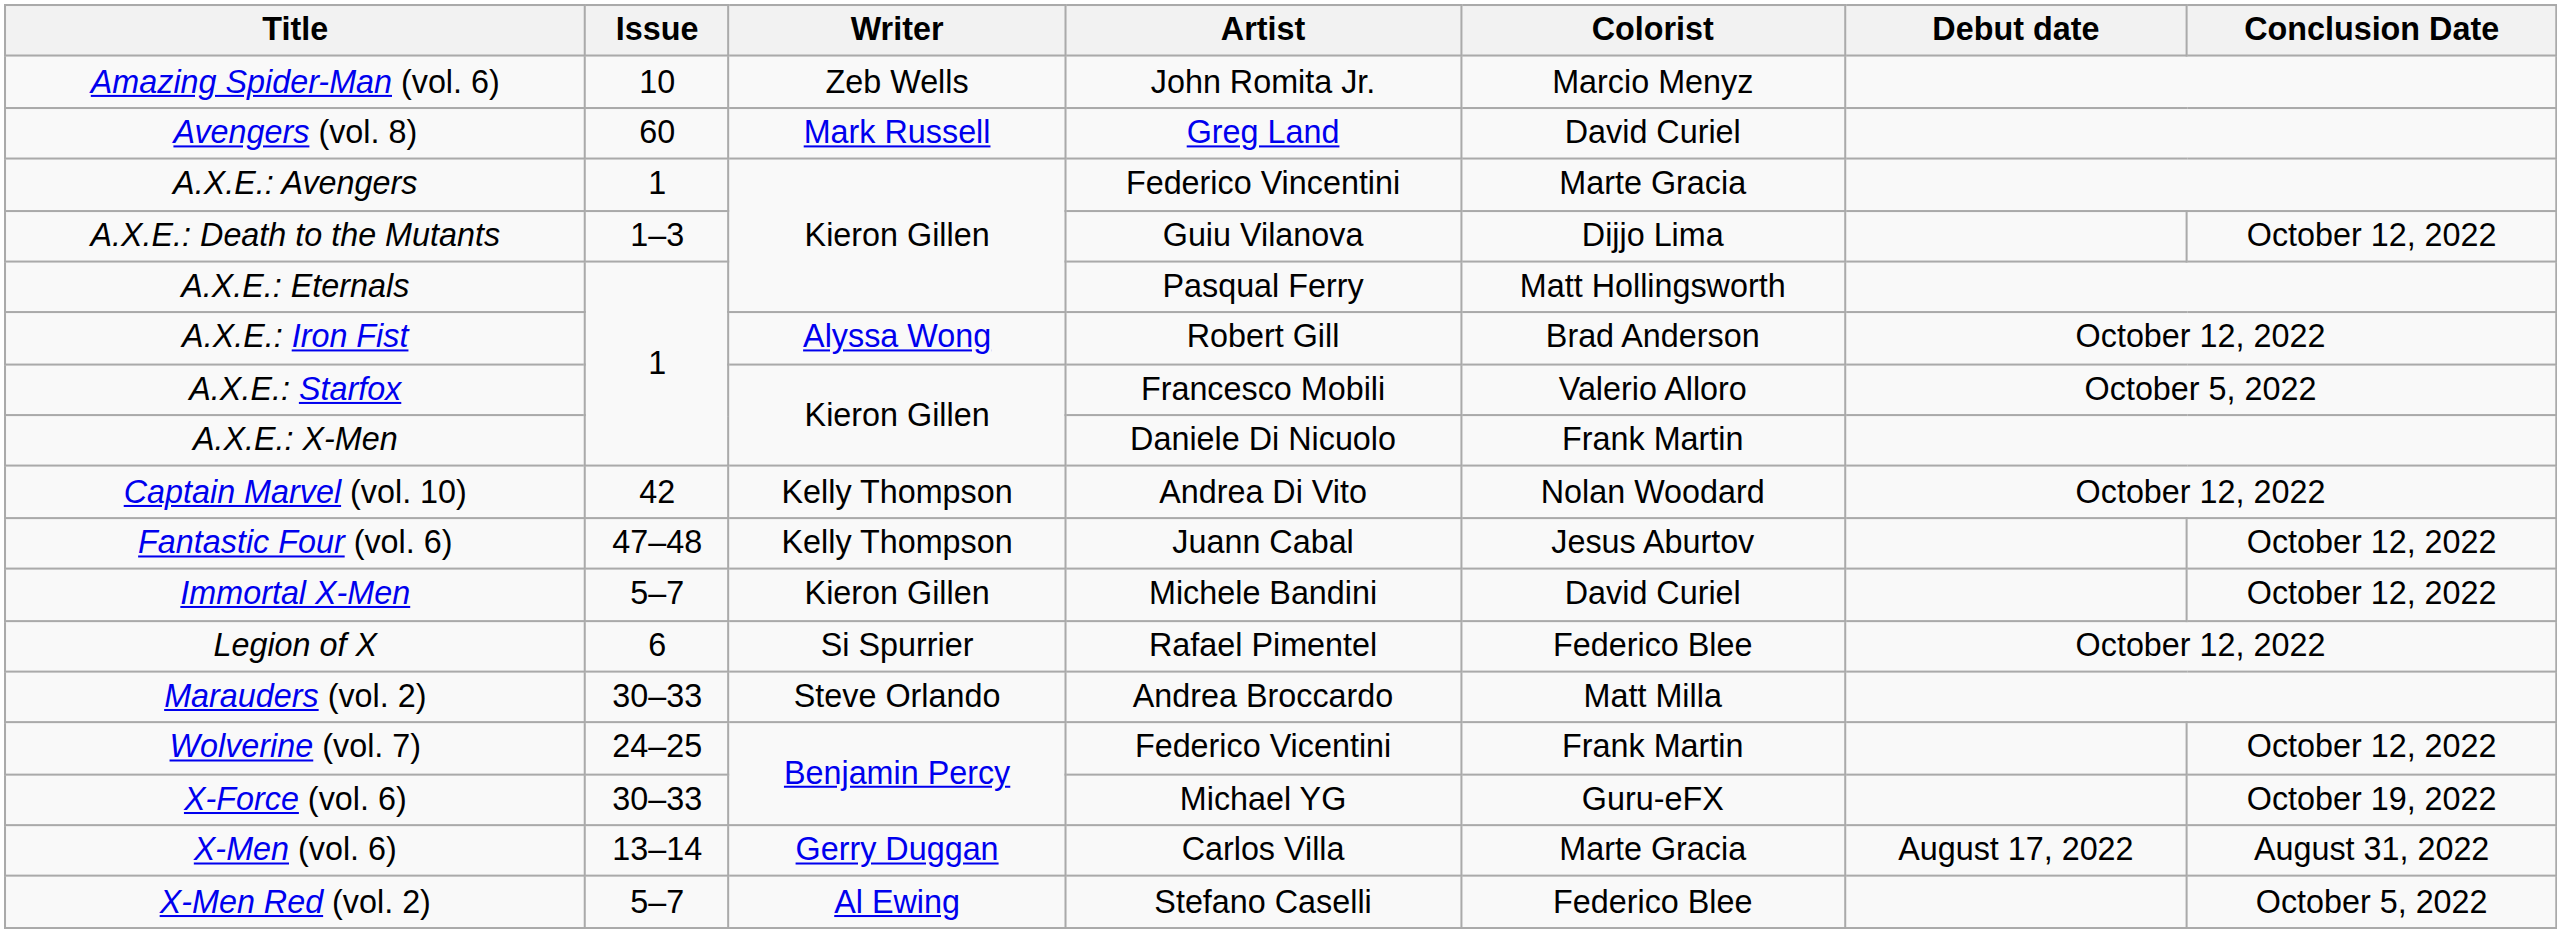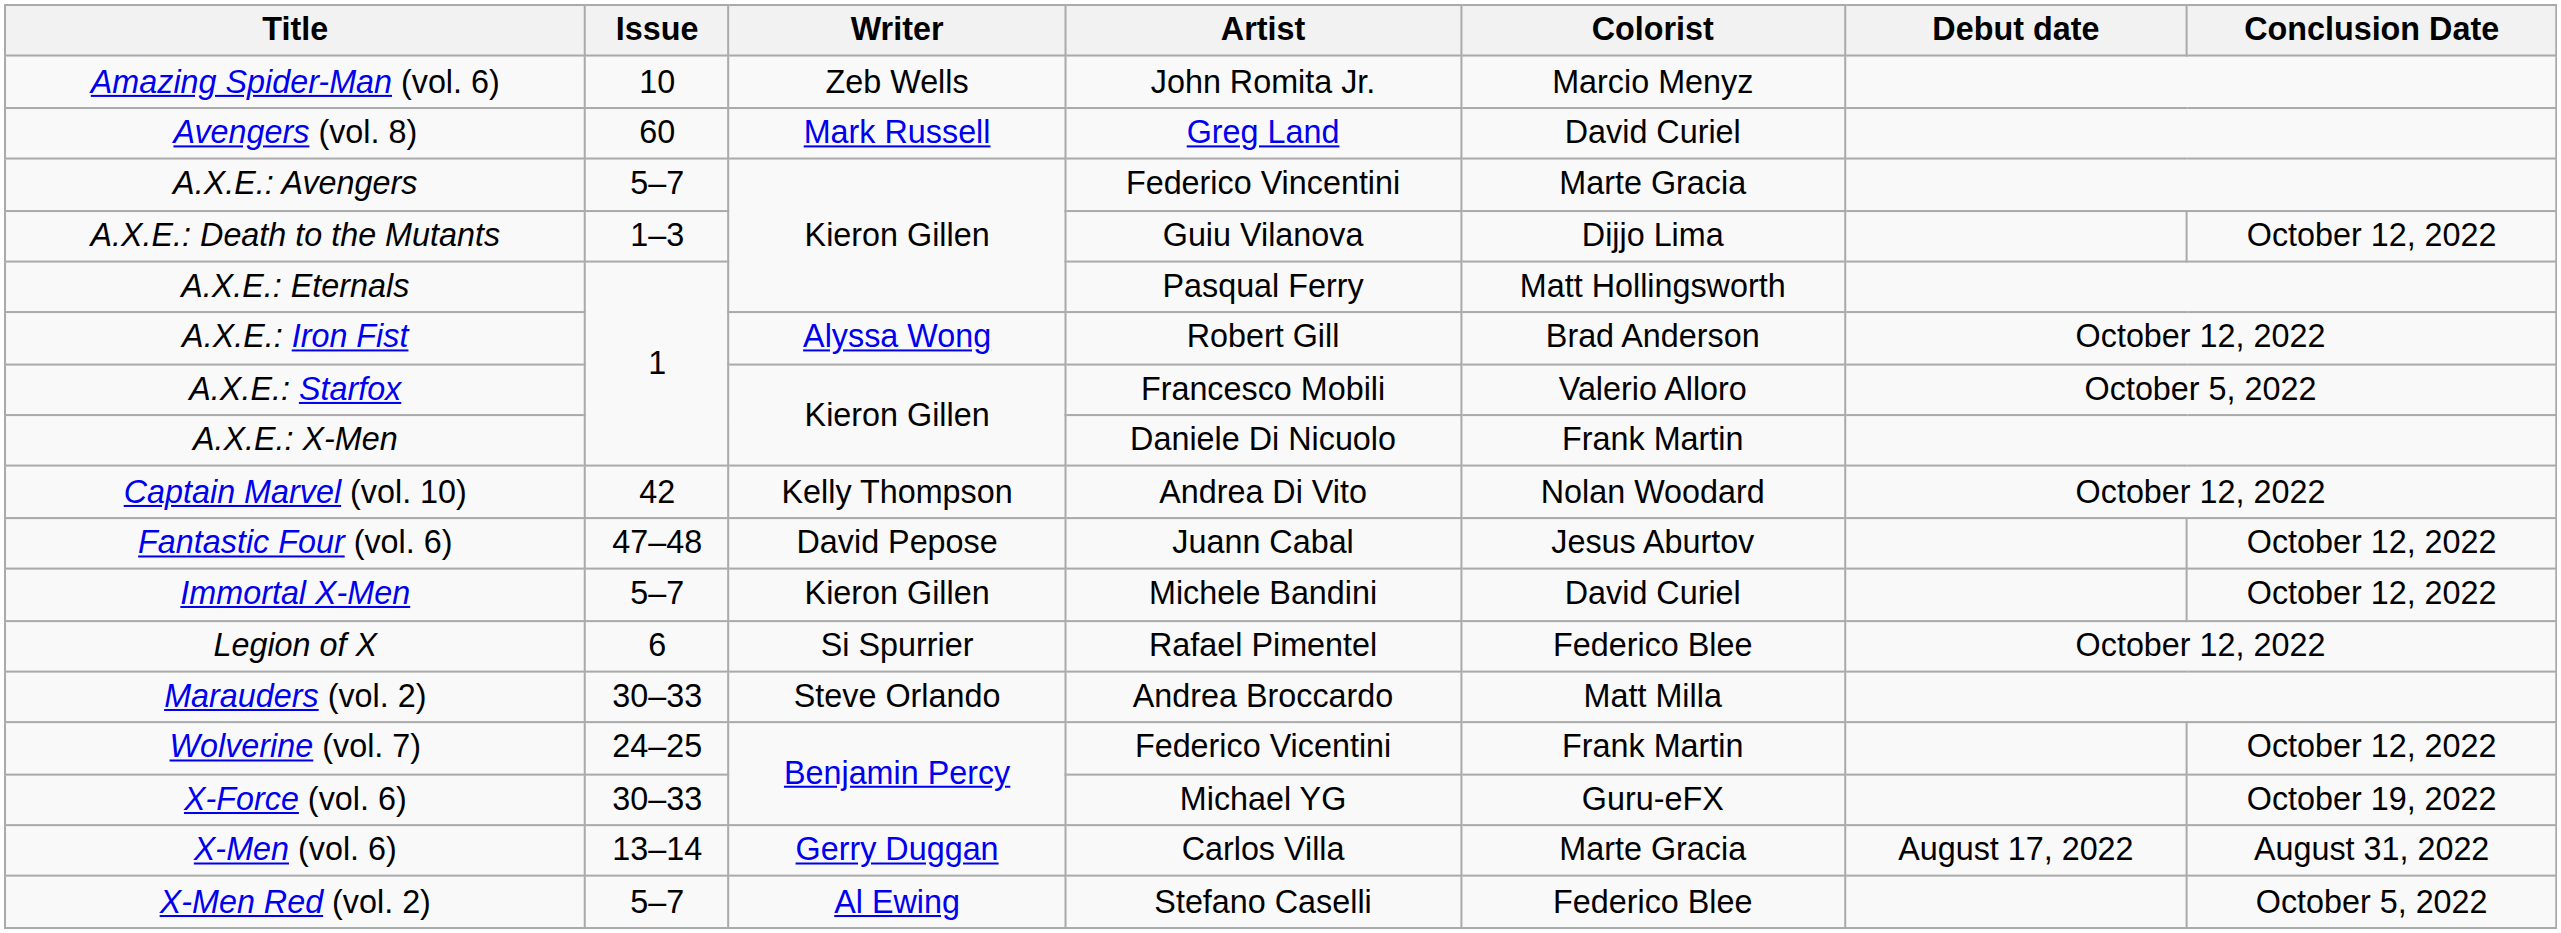(657, 183) 1 -> (657, 183) 5–7
(897, 542) Kelly Thompson -> (897, 542) David Pepose
